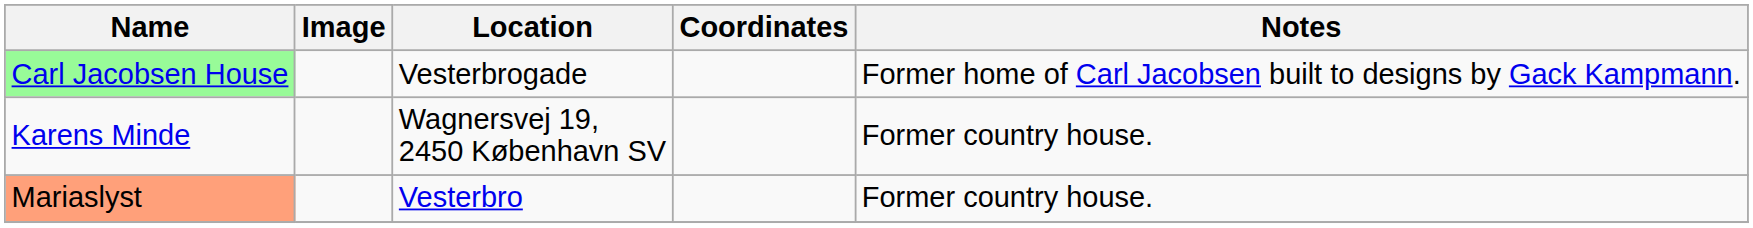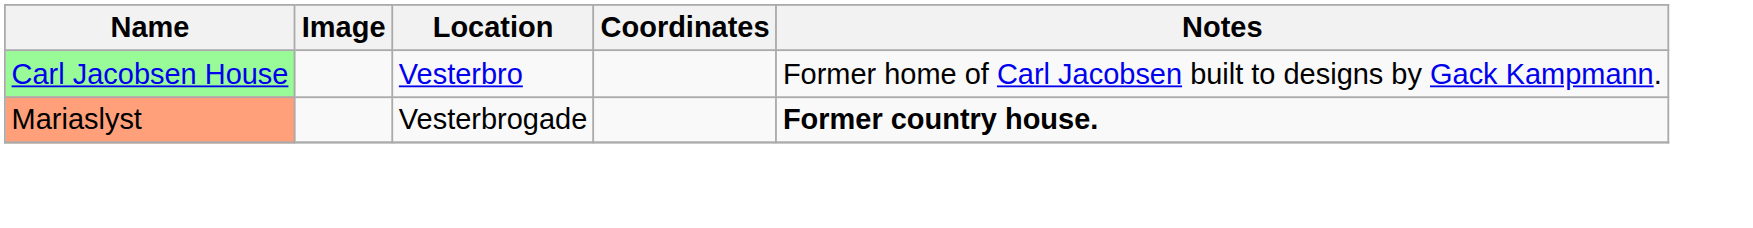(493, 73) Vesterbrogade -> (461, 73) Vesterbro
- row: (101, 135)
(461, 197) Vesterbro -> (493, 119) Vesterbrogade
(1007, 197) normal -> (941, 119) bold
